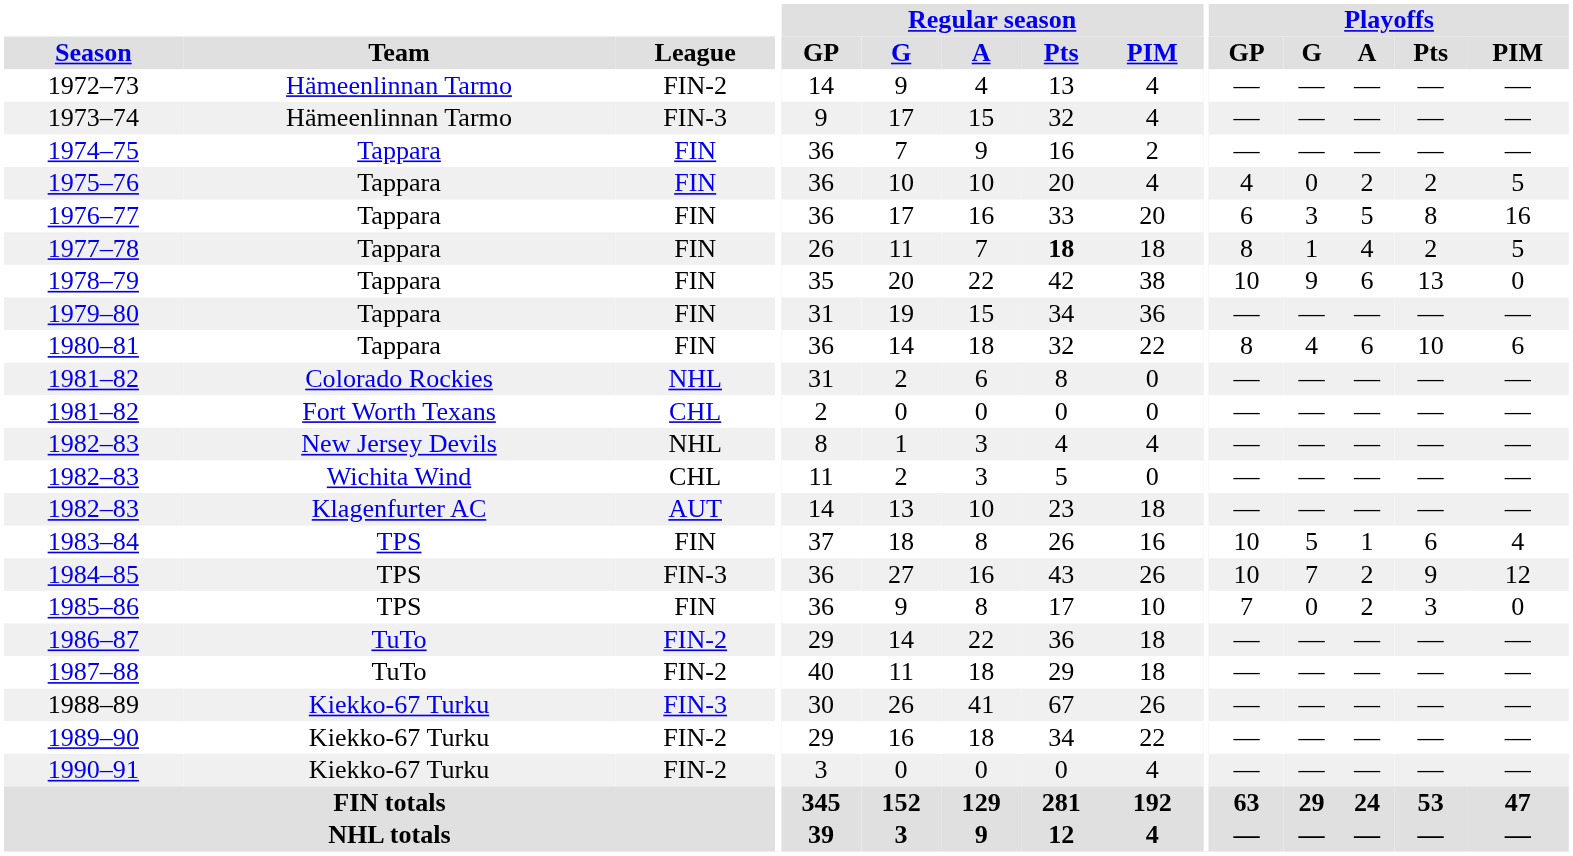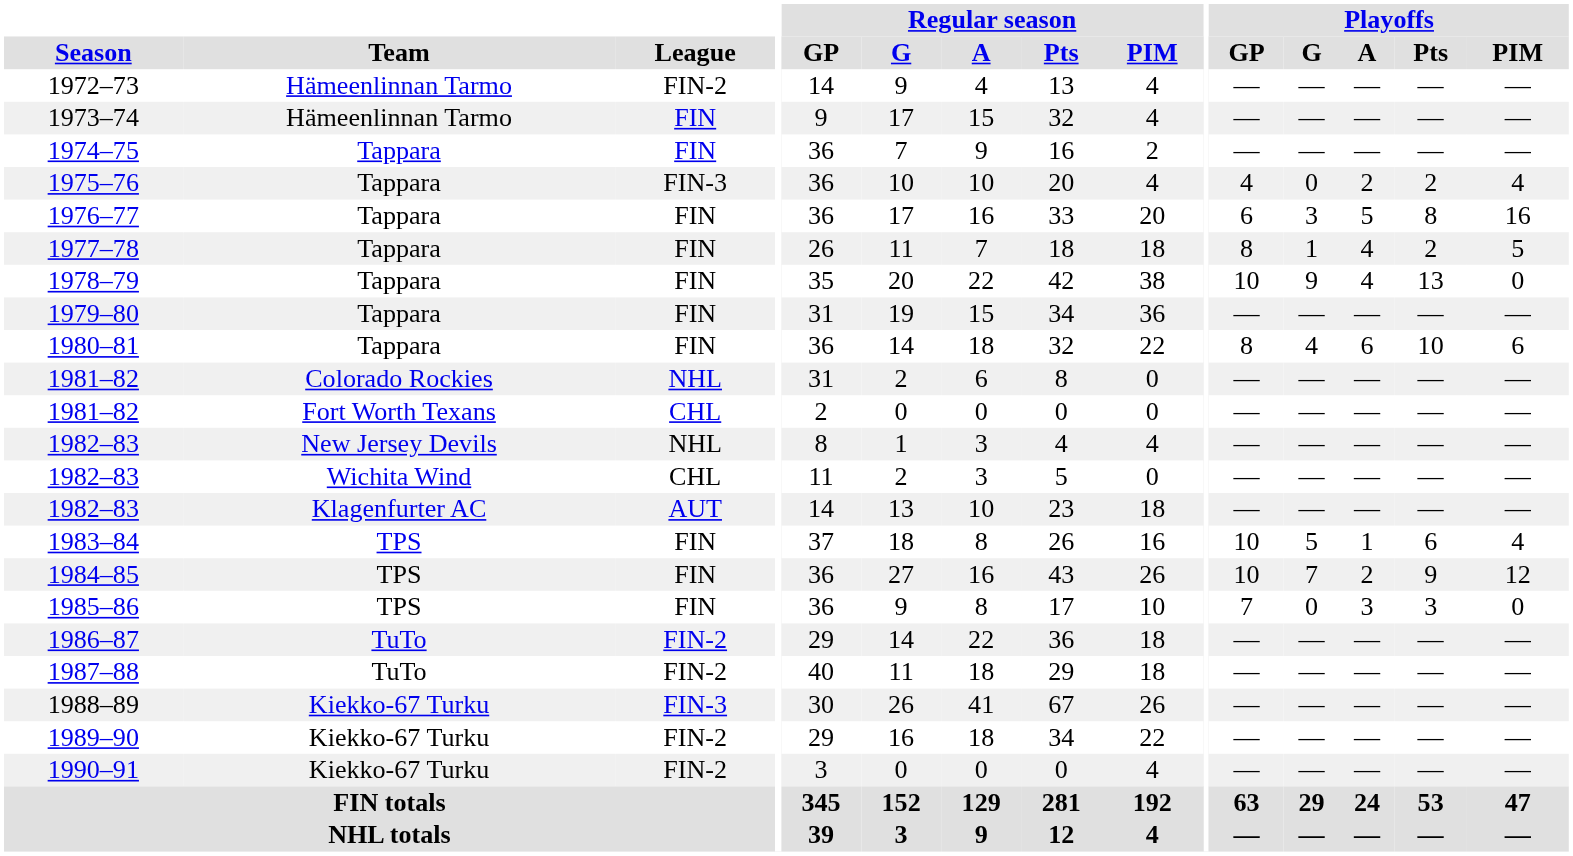(695, 117) FIN-3 -> (695, 117) FIN
(695, 182) FIN -> (695, 182) FIN-3
(1518, 182) 5 -> (1518, 182) 4
(1061, 248) bold -> (1061, 248) normal
(1367, 280) 6 -> (1367, 280) 4
(695, 574) FIN-3 -> (695, 574) FIN
(1367, 606) 2 -> (1367, 606) 3
